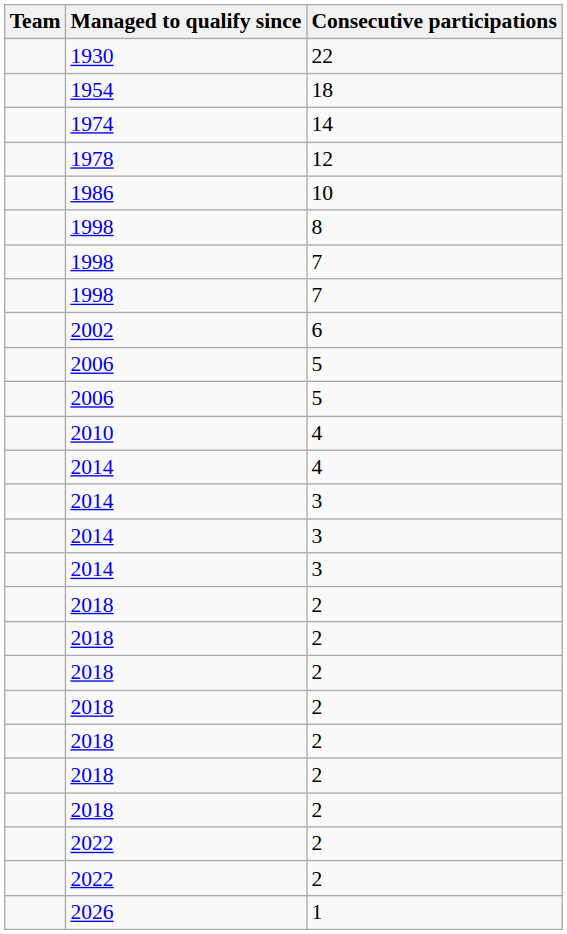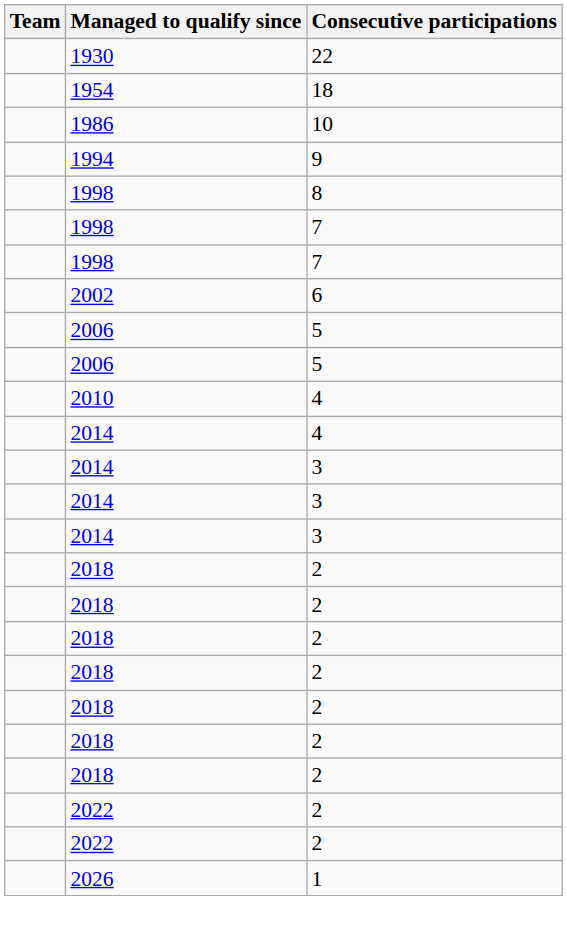- row: (92, 124)
- row: (92, 158)
+ row: (92, 158)
